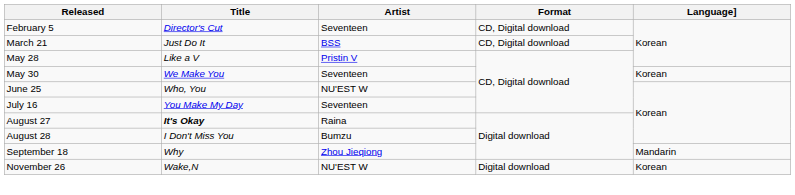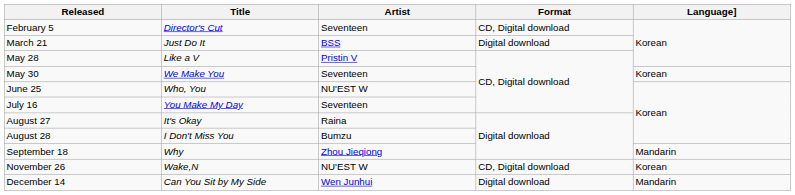(524, 43) CD, Digital download -> (514, 43) Digital download
(184, 120) bold -> (183, 120) normal
(514, 167) Digital download -> (524, 167) CD, Digital download
+ row: (36, 182)
